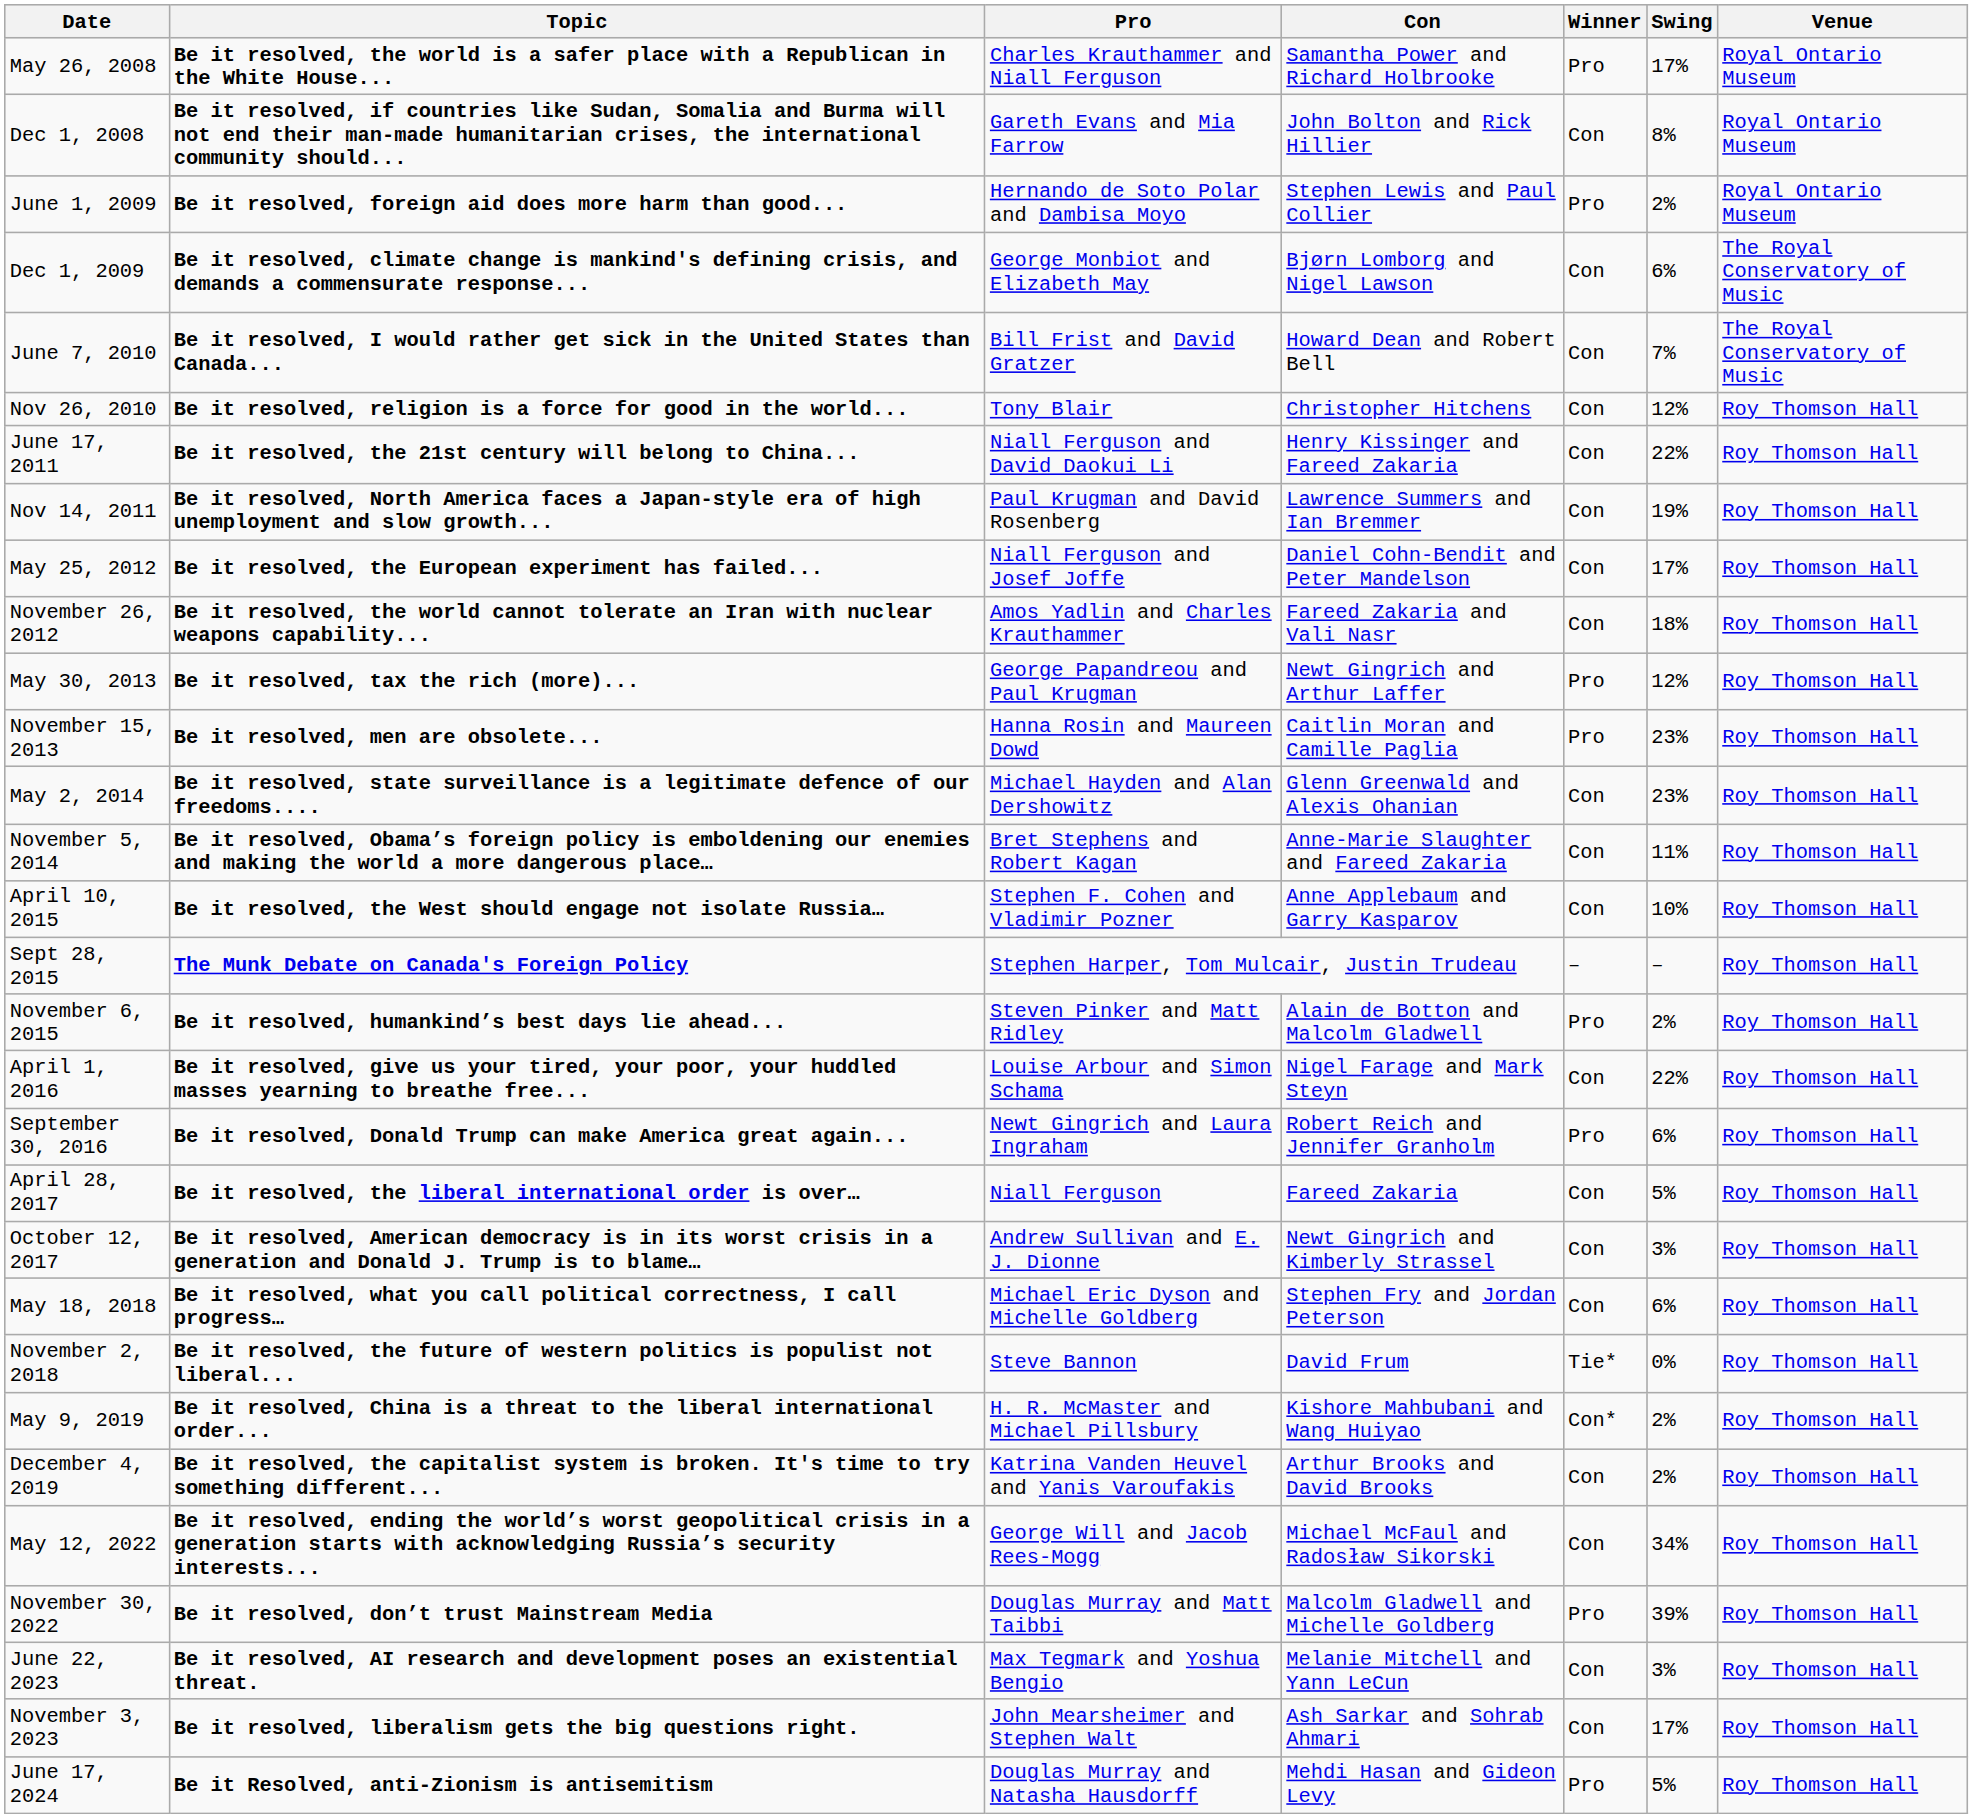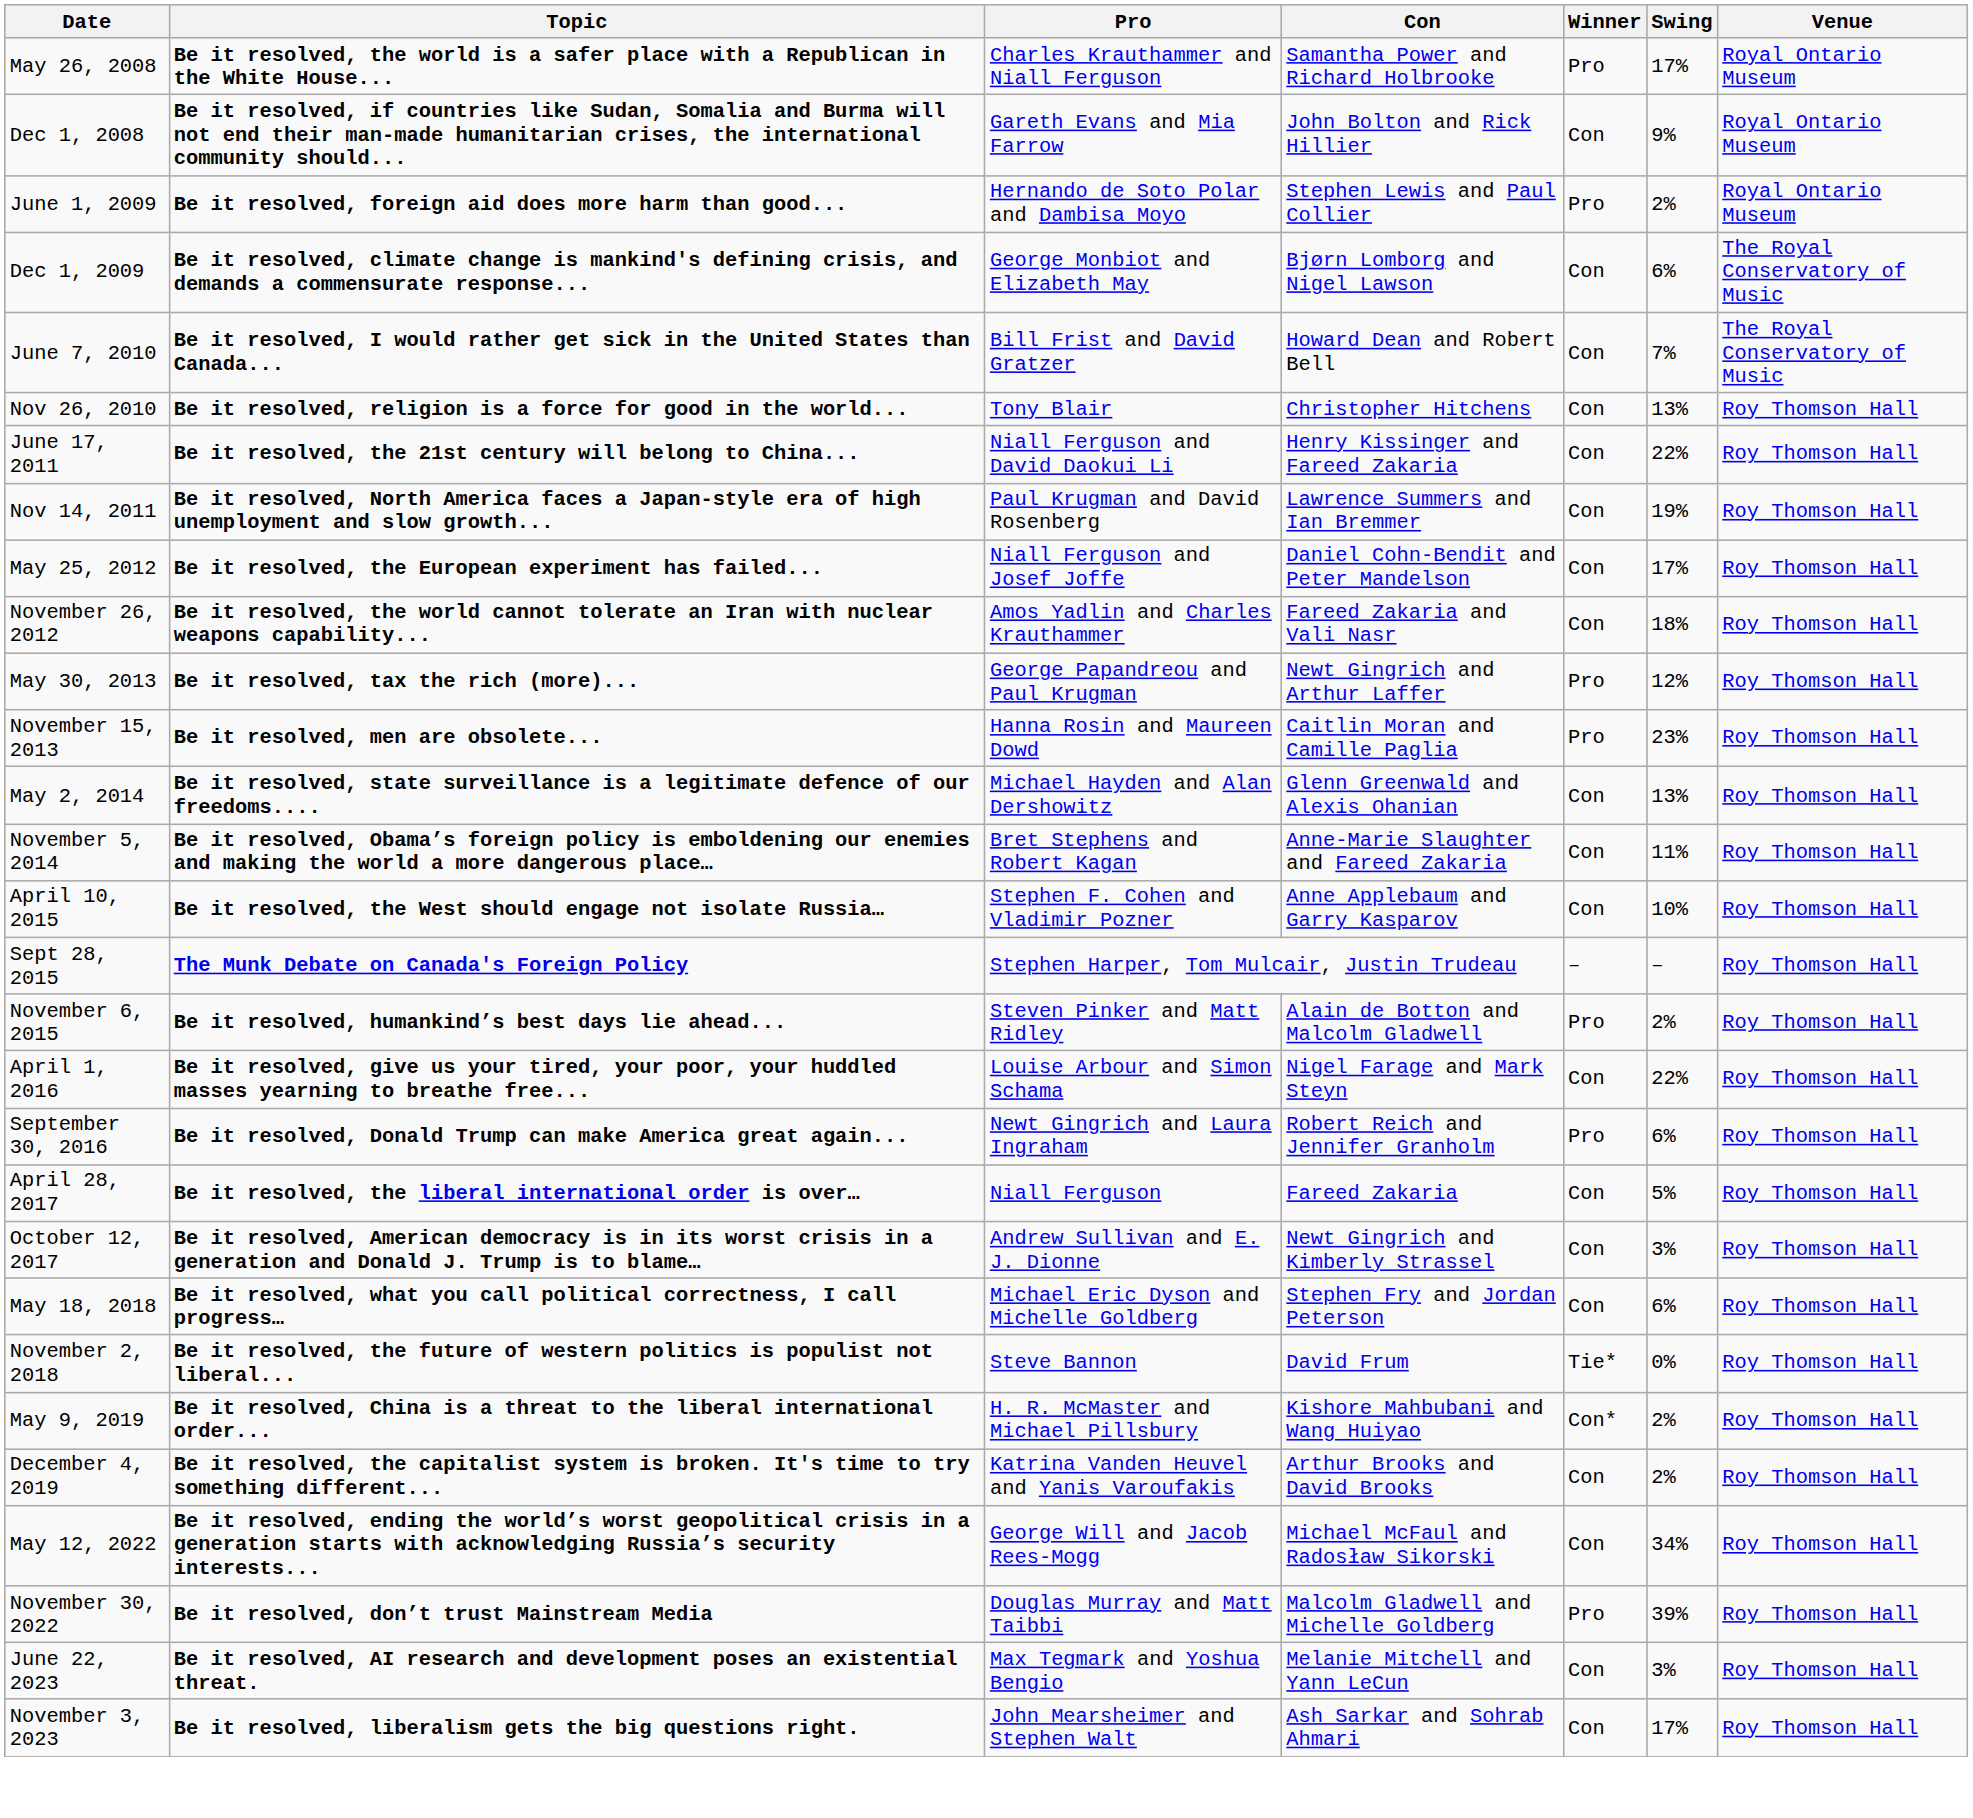(1664, 135) 8% -> (1664, 135) 9%
(1670, 409) 12% -> (1670, 409) 13%
(1670, 795) 23% -> (1670, 795) 13%
- row: (59, 1785)
